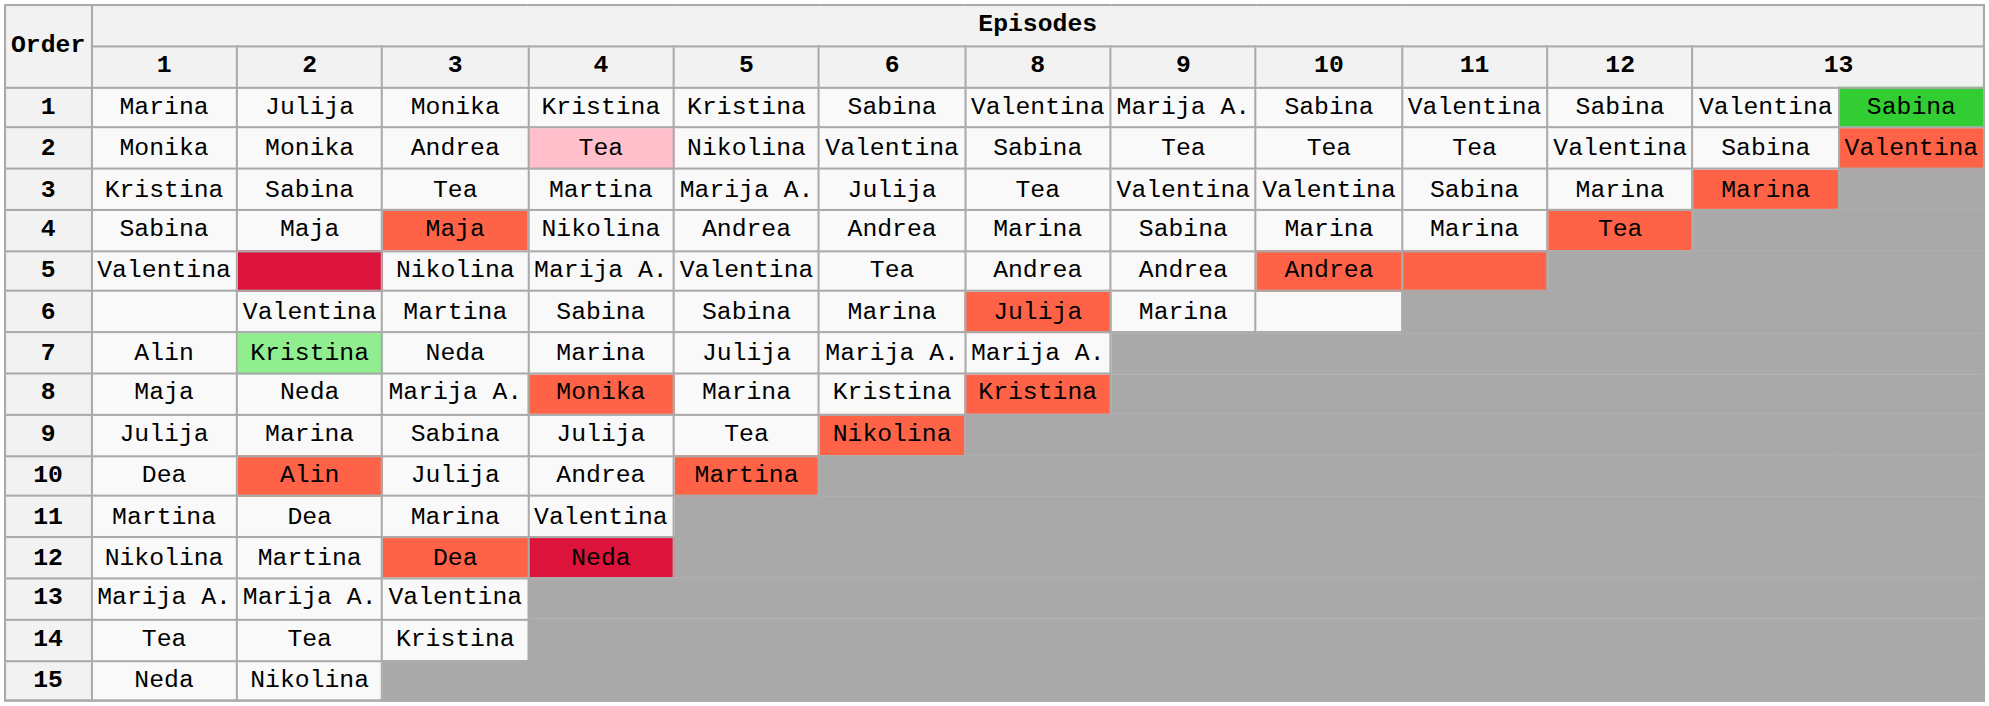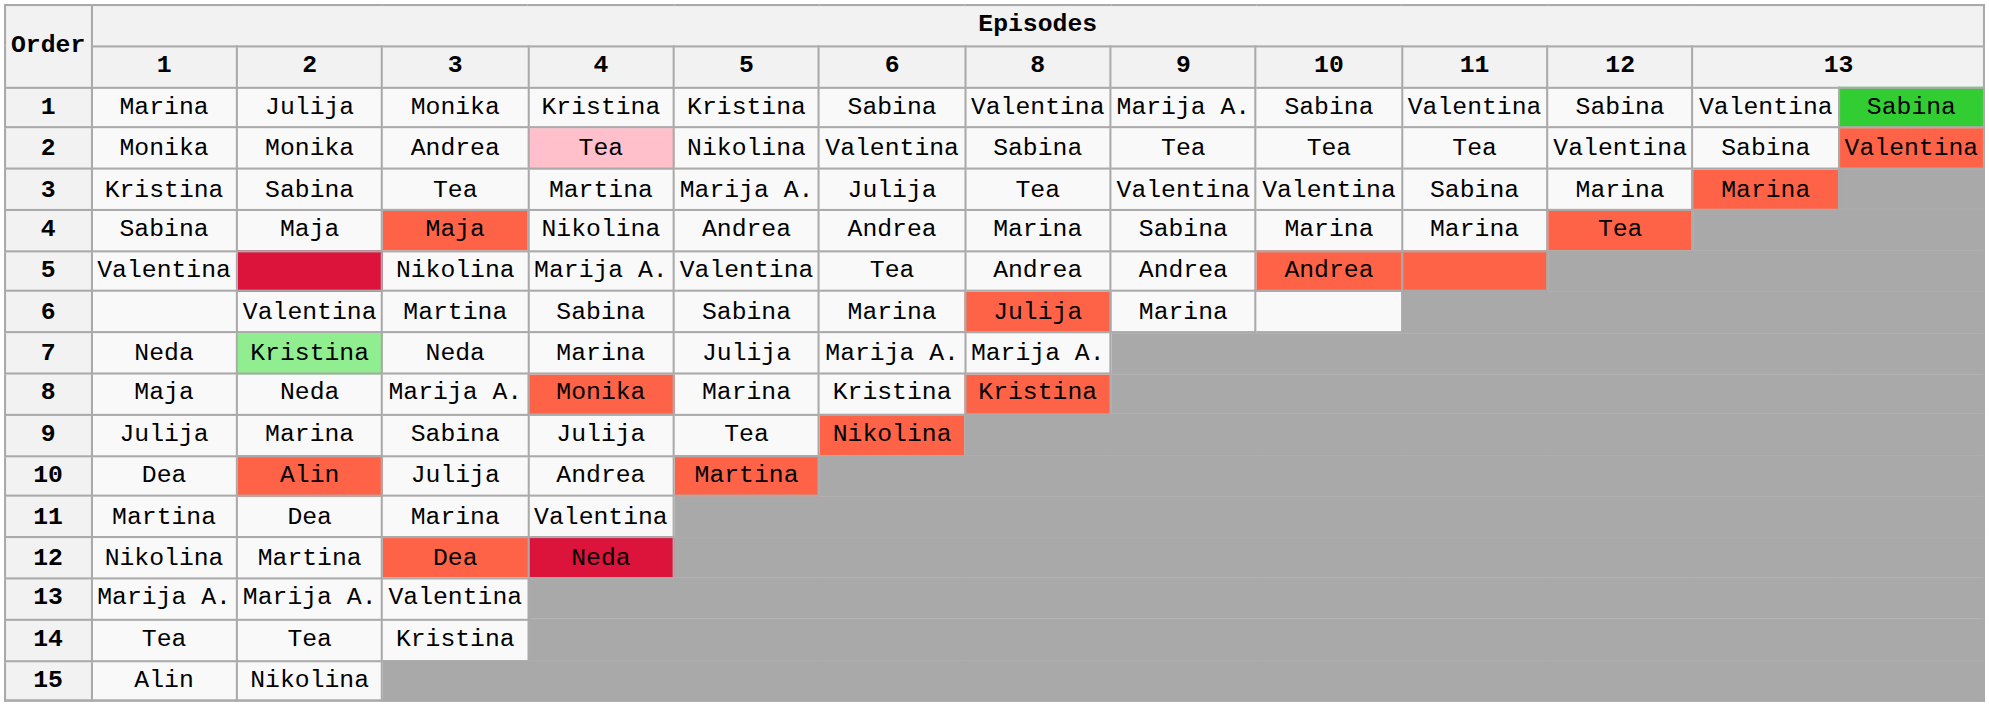(164, 353) Alin -> (164, 353) Neda
(164, 681) Neda -> (164, 681) Alin
